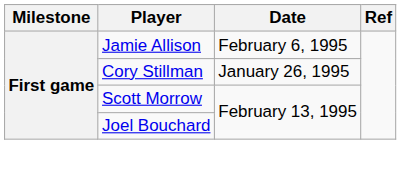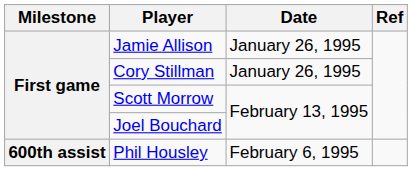(283, 44) February 6, 1995 -> (295, 44) January 26, 1995
+ row: (160, 152)
